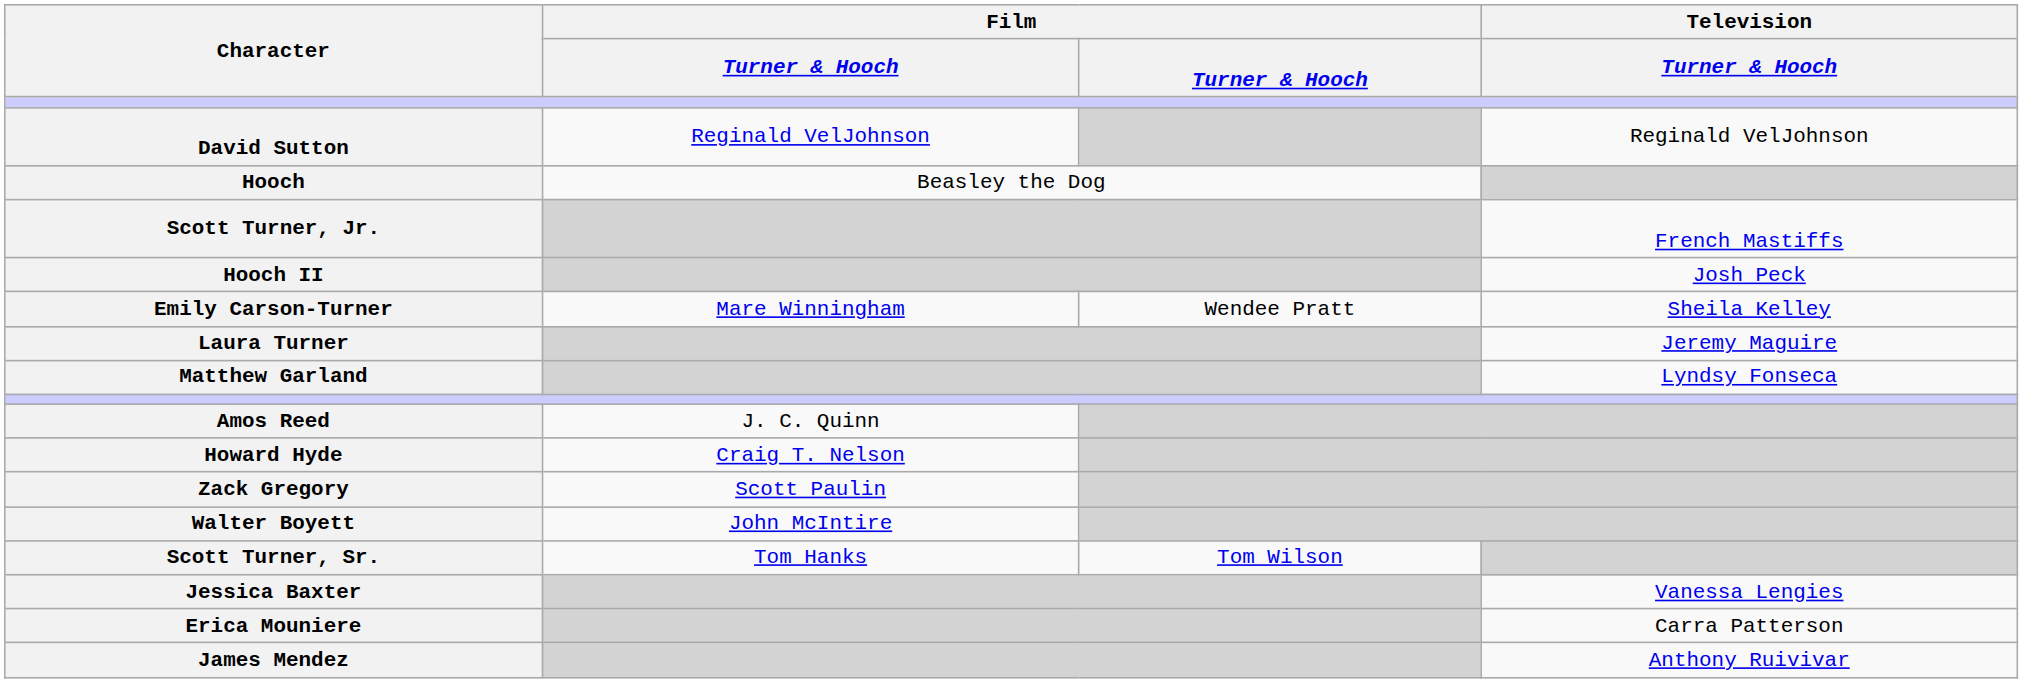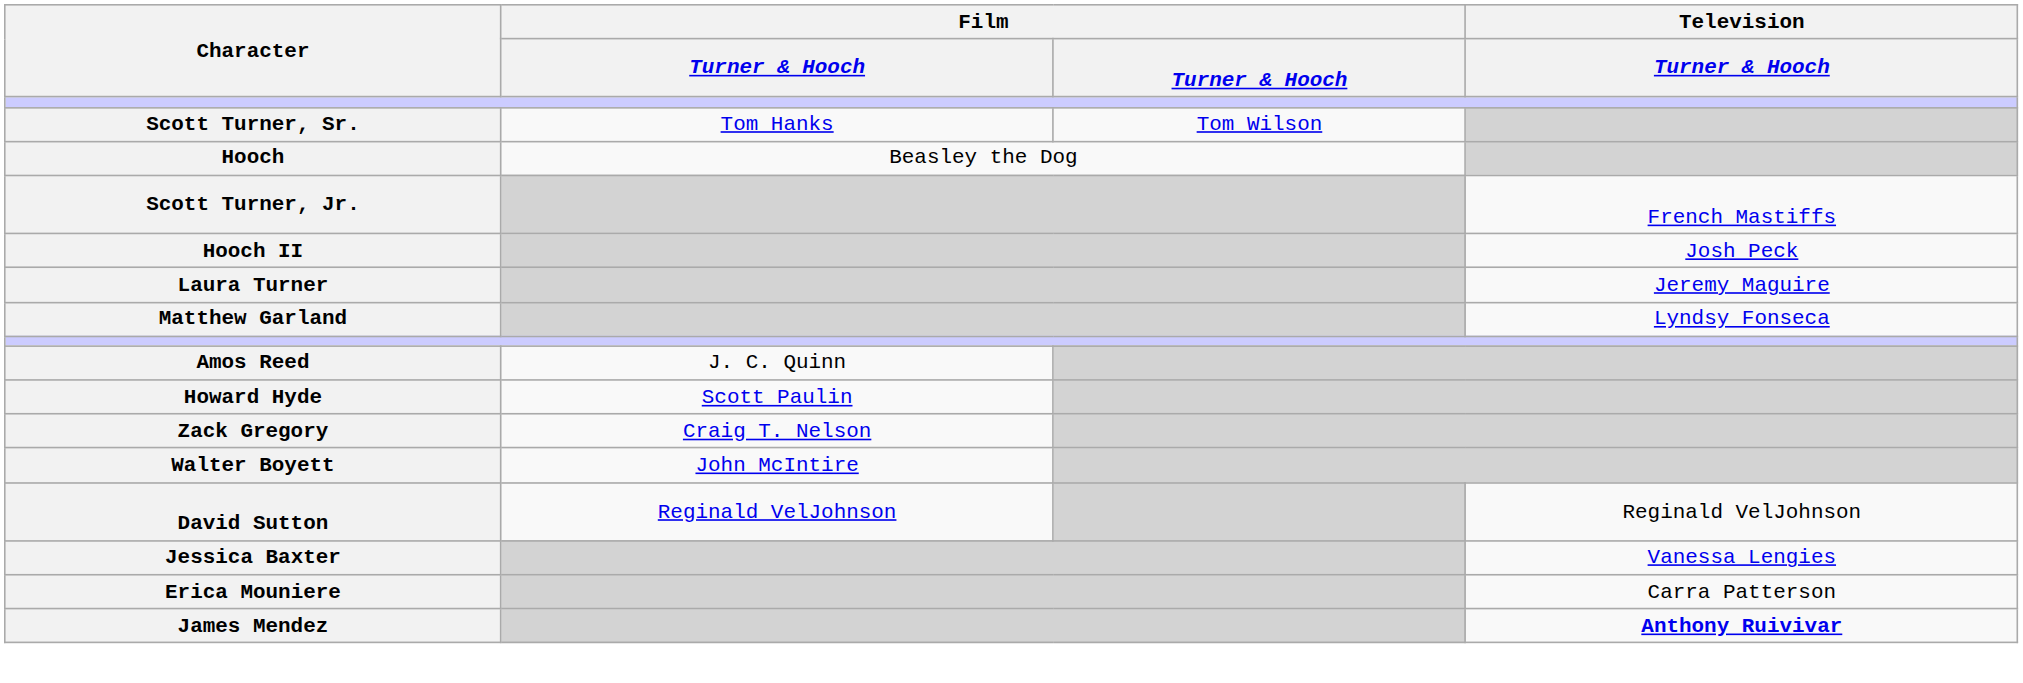rows swapped: (273, 558) <-> (273, 148)
- row: (273, 309)
(811, 455) Craig T. Nelson -> (777, 397) Scott Paulin
(811, 489) Scott Paulin -> (777, 431) Craig T. Nelson
(1749, 660) normal -> (1742, 626) bold
